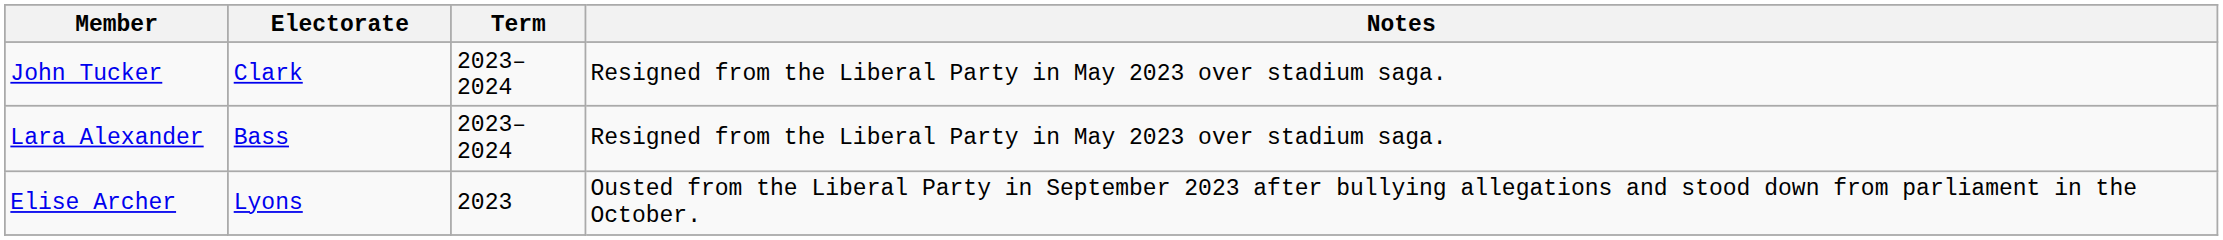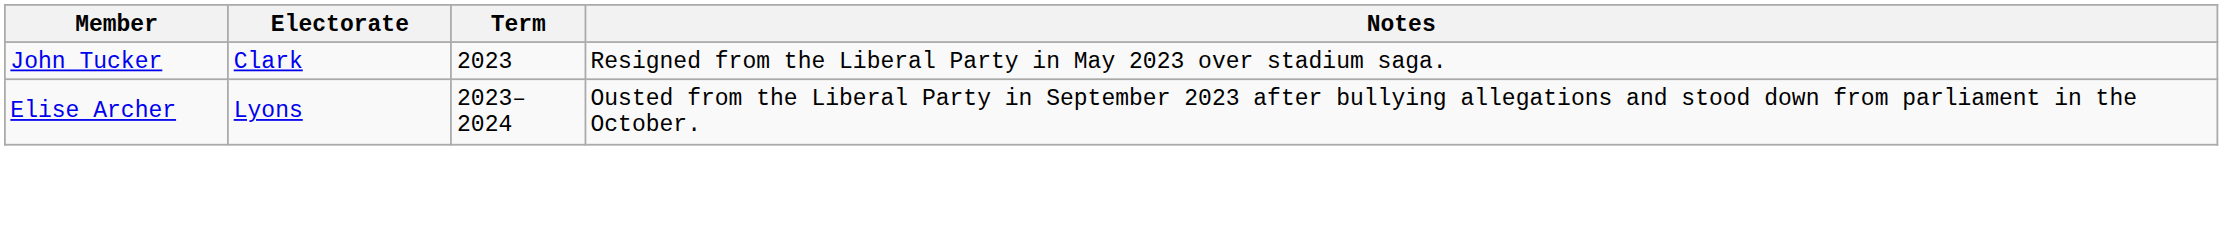(492, 74) 2023–2024 -> (485, 61) 2023
- row: (107, 138)
(485, 203) 2023 -> (492, 112) 2023–2024
